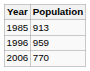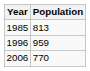(41, 27) 913 -> (41, 27) 813
